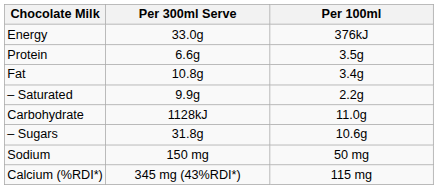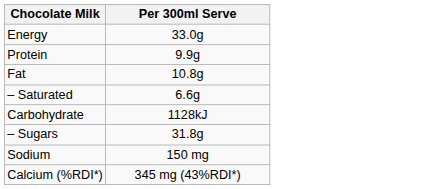- column: (351, 14)
(188, 54) 6.6g -> (188, 54) 9.9g
(188, 94) 9.9g -> (188, 94) 6.6g
